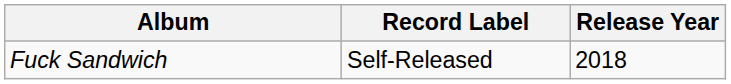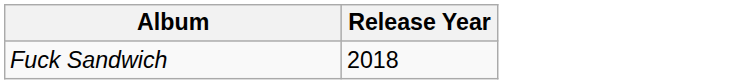- column: (456, 22)
